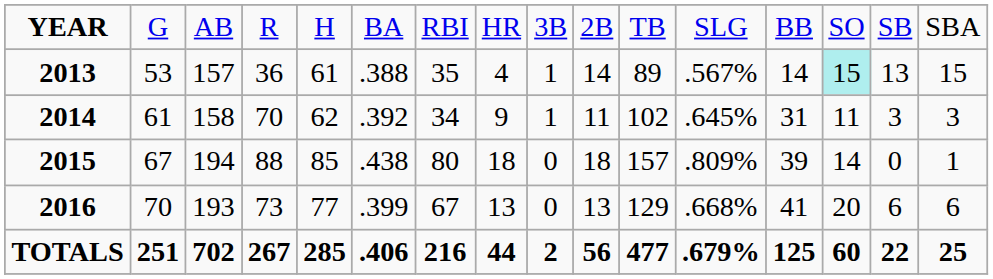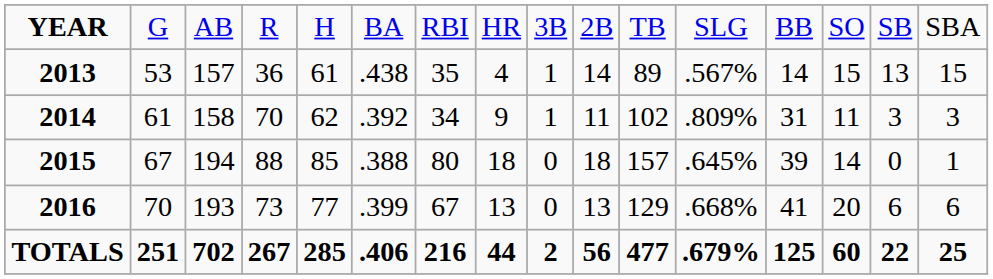(384, 71) .388 -> (384, 71) .438
(846, 71) paleturquoise background -> (846, 71) no background
(721, 116) .645% -> (721, 116) .809%
(384, 161) .438 -> (384, 161) .388
(721, 161) .809% -> (721, 161) .645%
